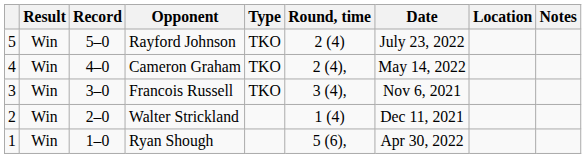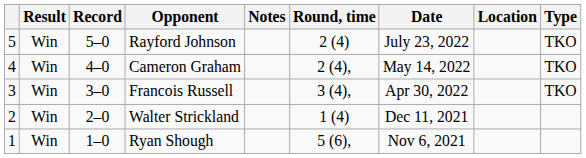columns swapped: (265, 16) <-> (558, 16)
(422, 91) Nov 6, 2021 -> (427, 91) Apr 30, 2022
(422, 141) Apr 30, 2022 -> (427, 141) Nov 6, 2021
